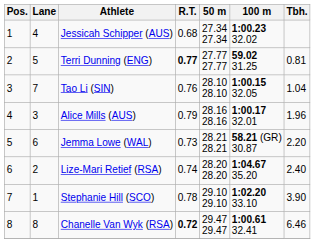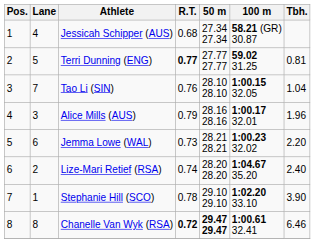(249, 34) 1:00.23 32.02 -> (257, 34) 58.21 (GR) 30.87
(257, 143) 58.21 (GR) 30.87 -> (249, 143) 1:00.23 32.02
(215, 225) normal -> (215, 225) bold
